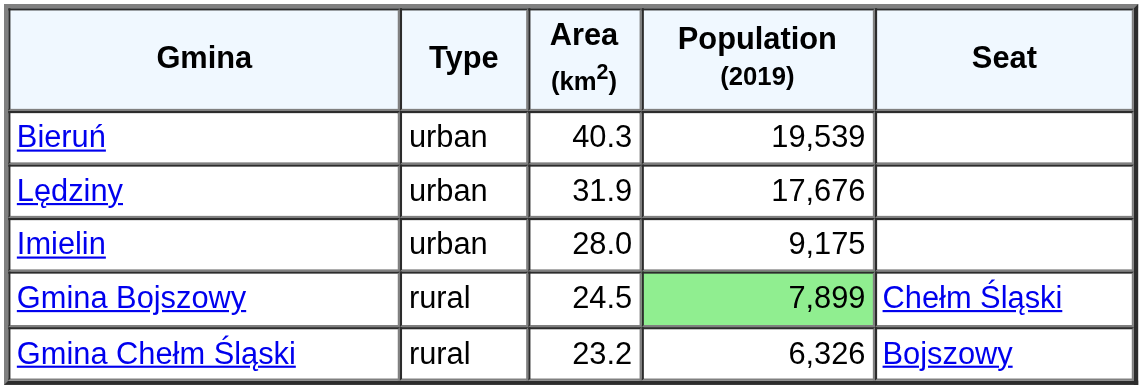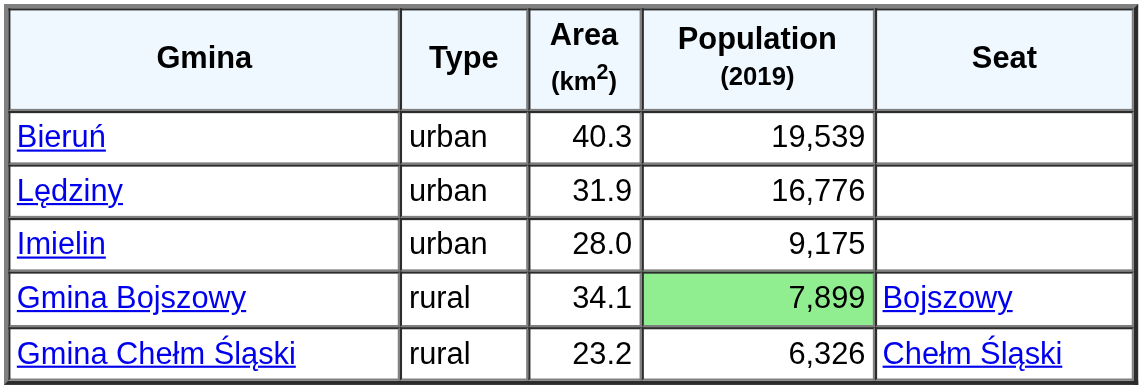(818, 190) 17,676 -> (818, 190) 16,776
(602, 298) 24.5 -> (602, 298) 34.1
(972, 298) Chełm Śląski -> (948, 298) Bojszowy
(948, 352) Bojszowy -> (972, 352) Chełm Śląski
